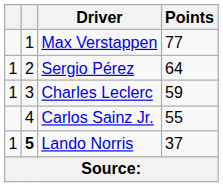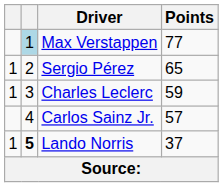(29, 42) no background -> (29, 42) lightblue background
(174, 67) 64 -> (174, 67) 65
(174, 118) 55 -> (174, 118) 57
